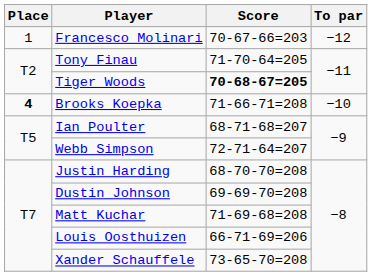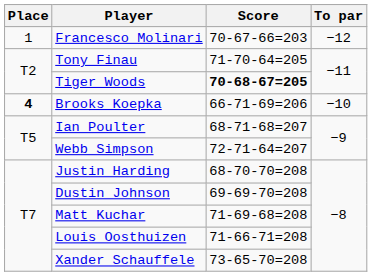(258, 105) 71-66-71=208 -> (258, 105) 66-71-69=206
(258, 238) 66-71-69=206 -> (258, 238) 71-66-71=208
